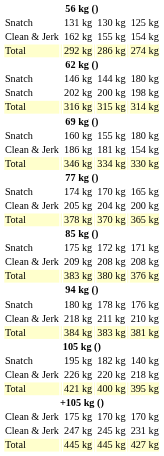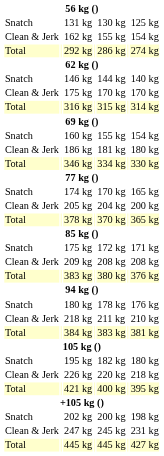(145, 79) 180 kg -> (145, 79) 140 kg
rows swapped: (32, 417) <-> (19, 93)
(145, 135) 180 kg -> (145, 135) 154 kg
(145, 149) 154 kg -> (145, 149) 180 kg
(145, 360) 140 kg -> (145, 360) 180 kg
